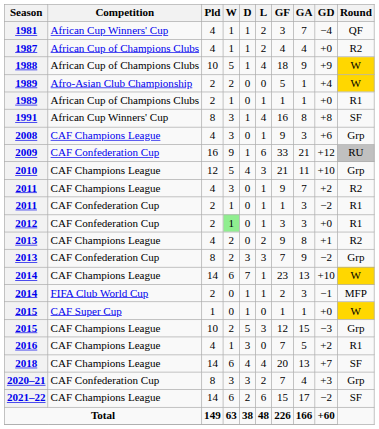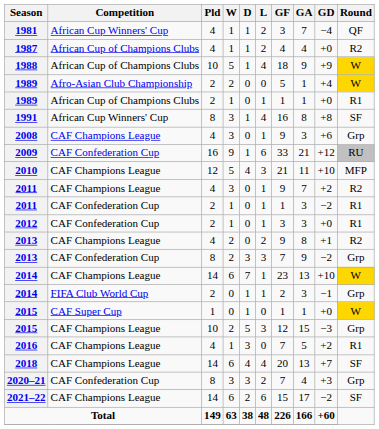(356, 170) Grp -> (356, 170) MFP
(231, 223) lightgreen background -> (231, 223) no background
(356, 293) MFP -> (356, 293) Grp
